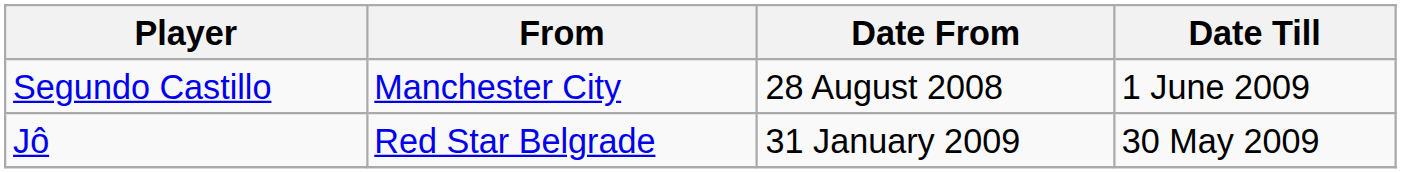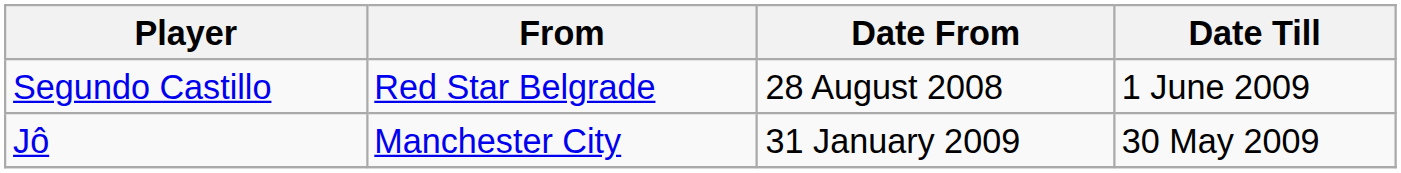(498, 87) Manchester City -> (515, 87) Red Star Belgrade
(515, 141) Red Star Belgrade -> (498, 141) Manchester City
